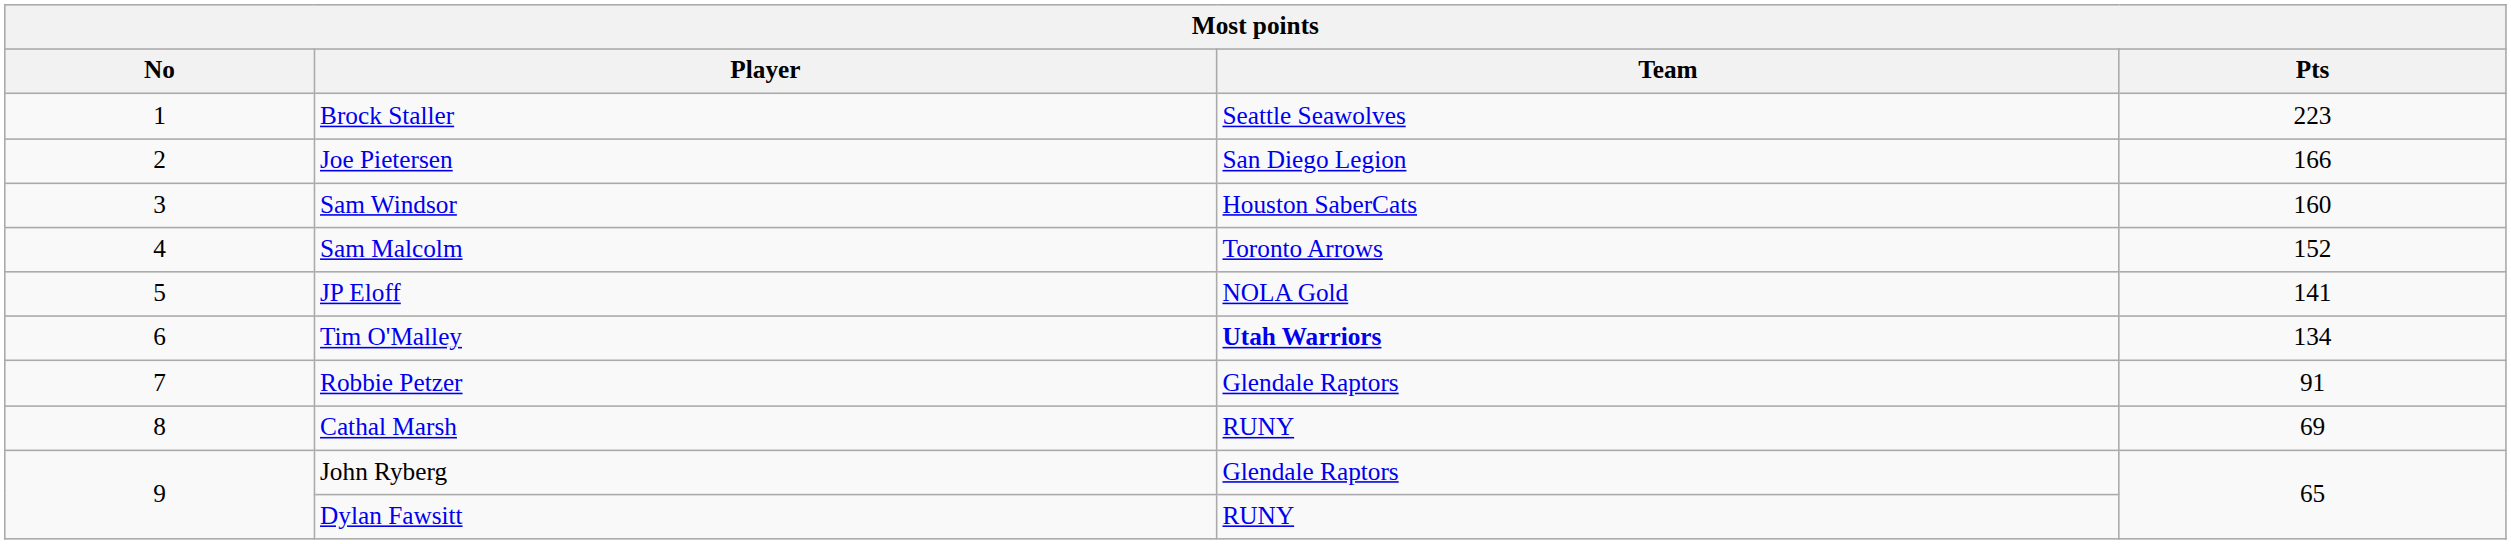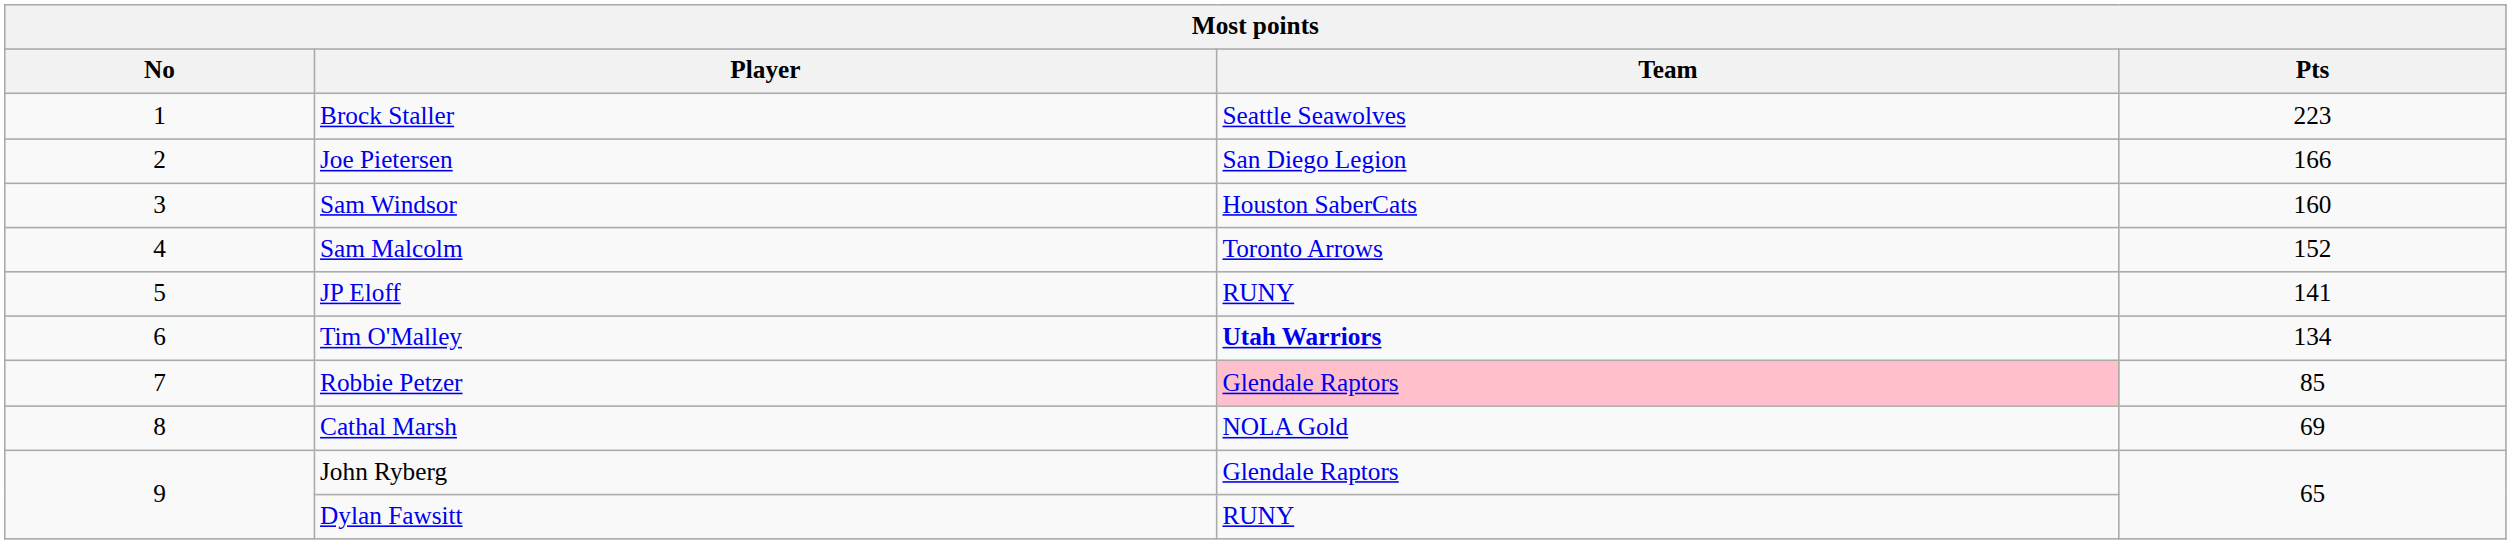(1285, 293) NOLA Gold -> (1258, 293) RUNY
(1311, 382) no background -> (1311, 382) pink background
(2313, 382) 91 -> (2313, 382) 85
(1258, 426) RUNY -> (1285, 426) NOLA Gold
